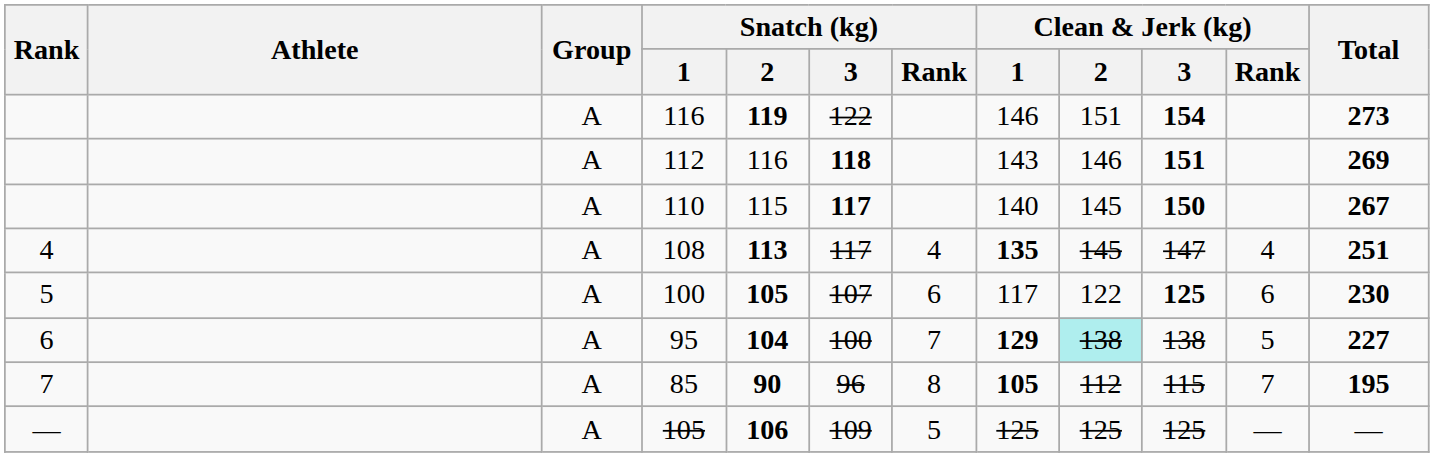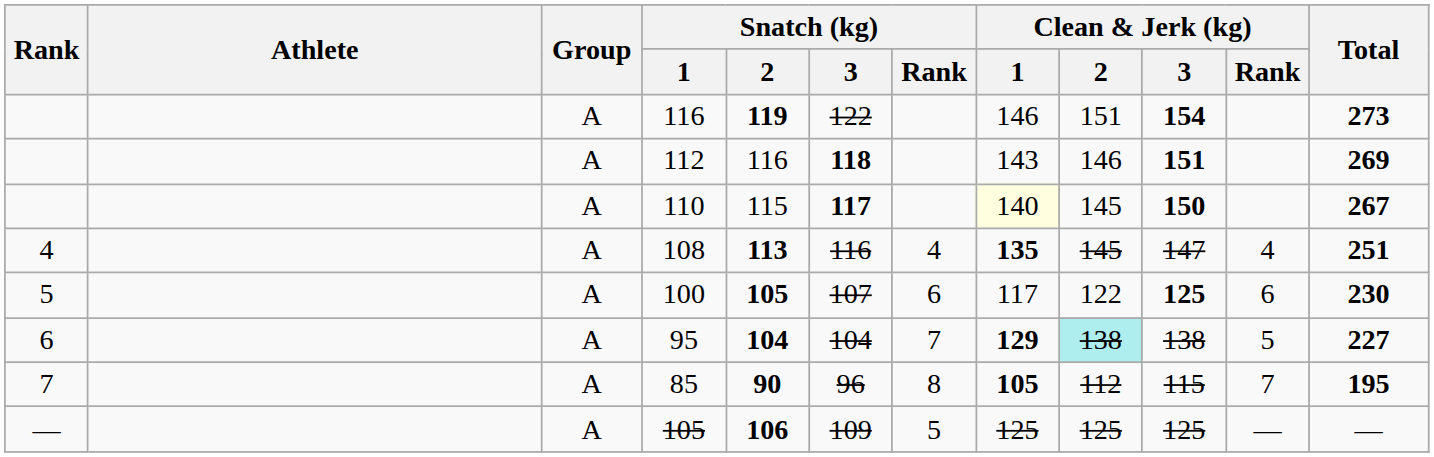(1017, 205) no background -> (1017, 205) lightyellow background
(851, 250) 117 -> (851, 250) 116
(851, 339) 100 -> (851, 339) 104
